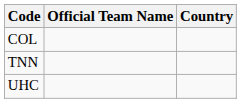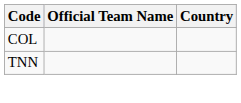- row: (23, 86)
